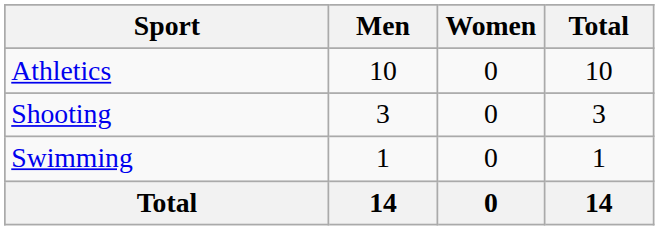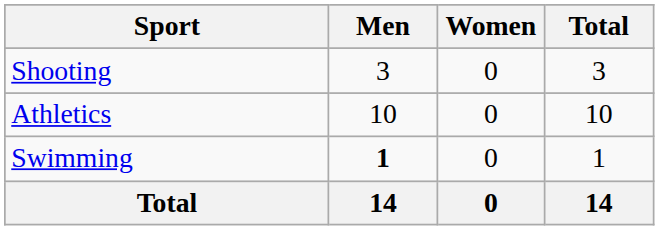rows swapped: (61, 70) <-> (61, 114)
(383, 158) normal -> (383, 158) bold
